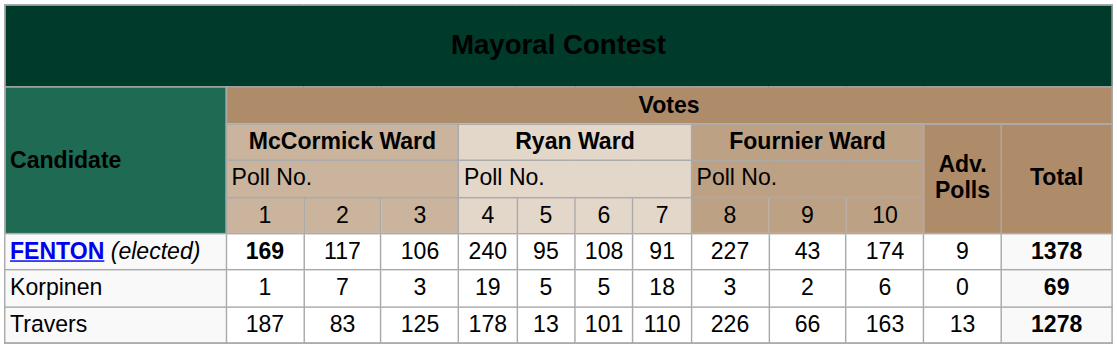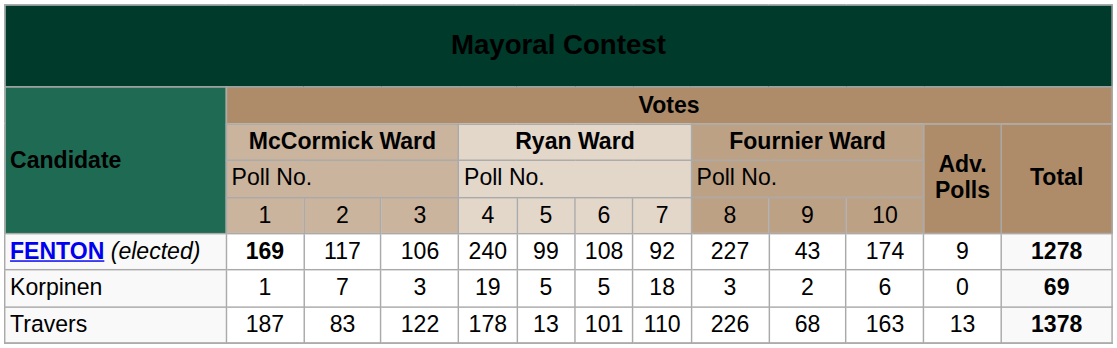(546, 251) 95 -> (546, 251) 99
(662, 251) 91 -> (662, 251) 92
(1057, 251) 1378 -> (1057, 251) 1278
(420, 324) 125 -> (420, 324) 122
(807, 324) 66 -> (807, 324) 68
(1057, 324) 1278 -> (1057, 324) 1378
